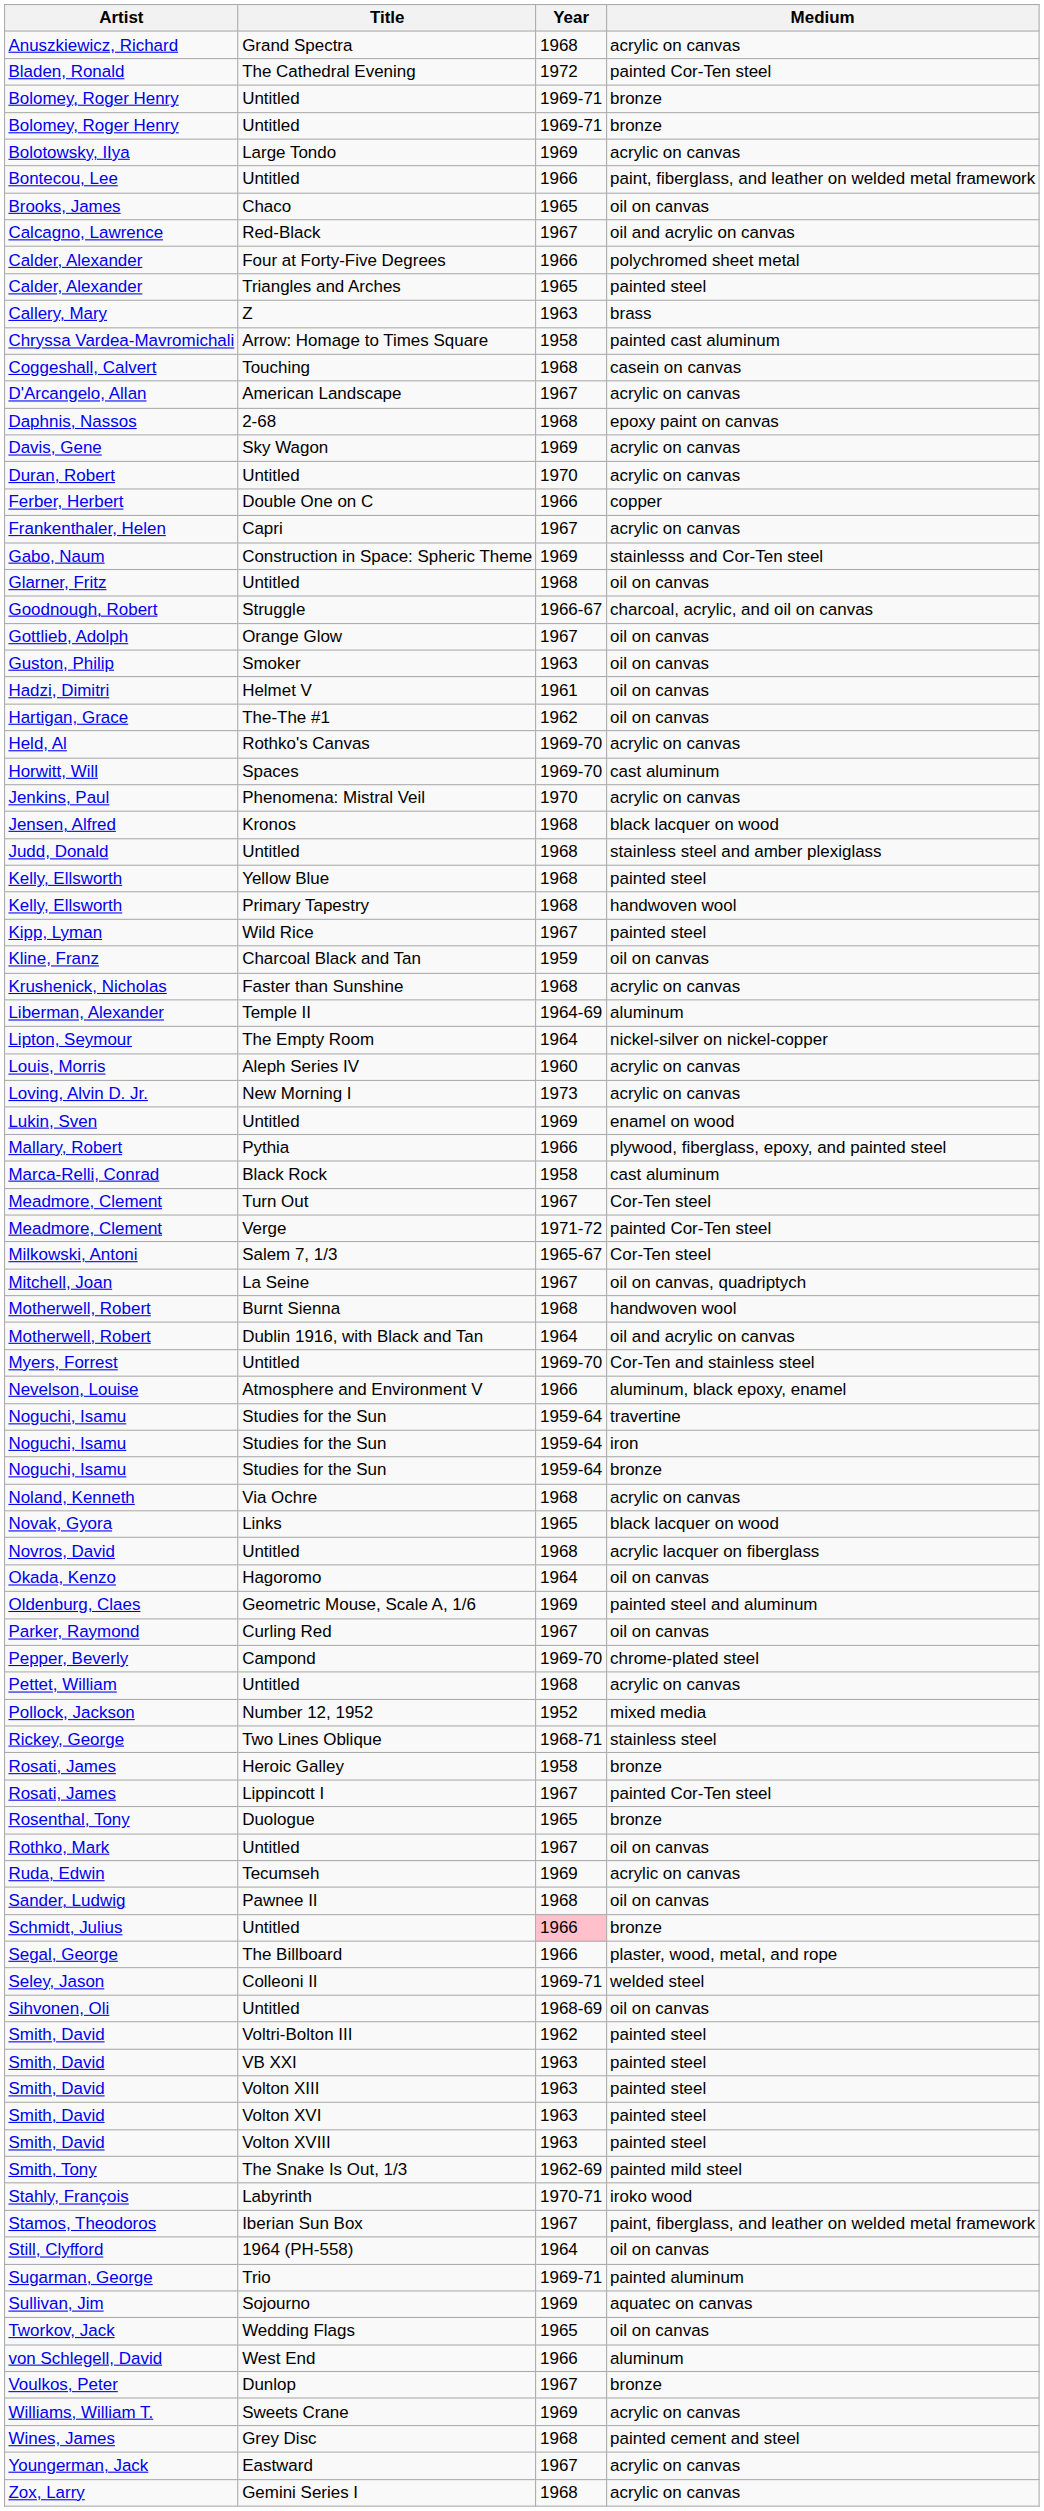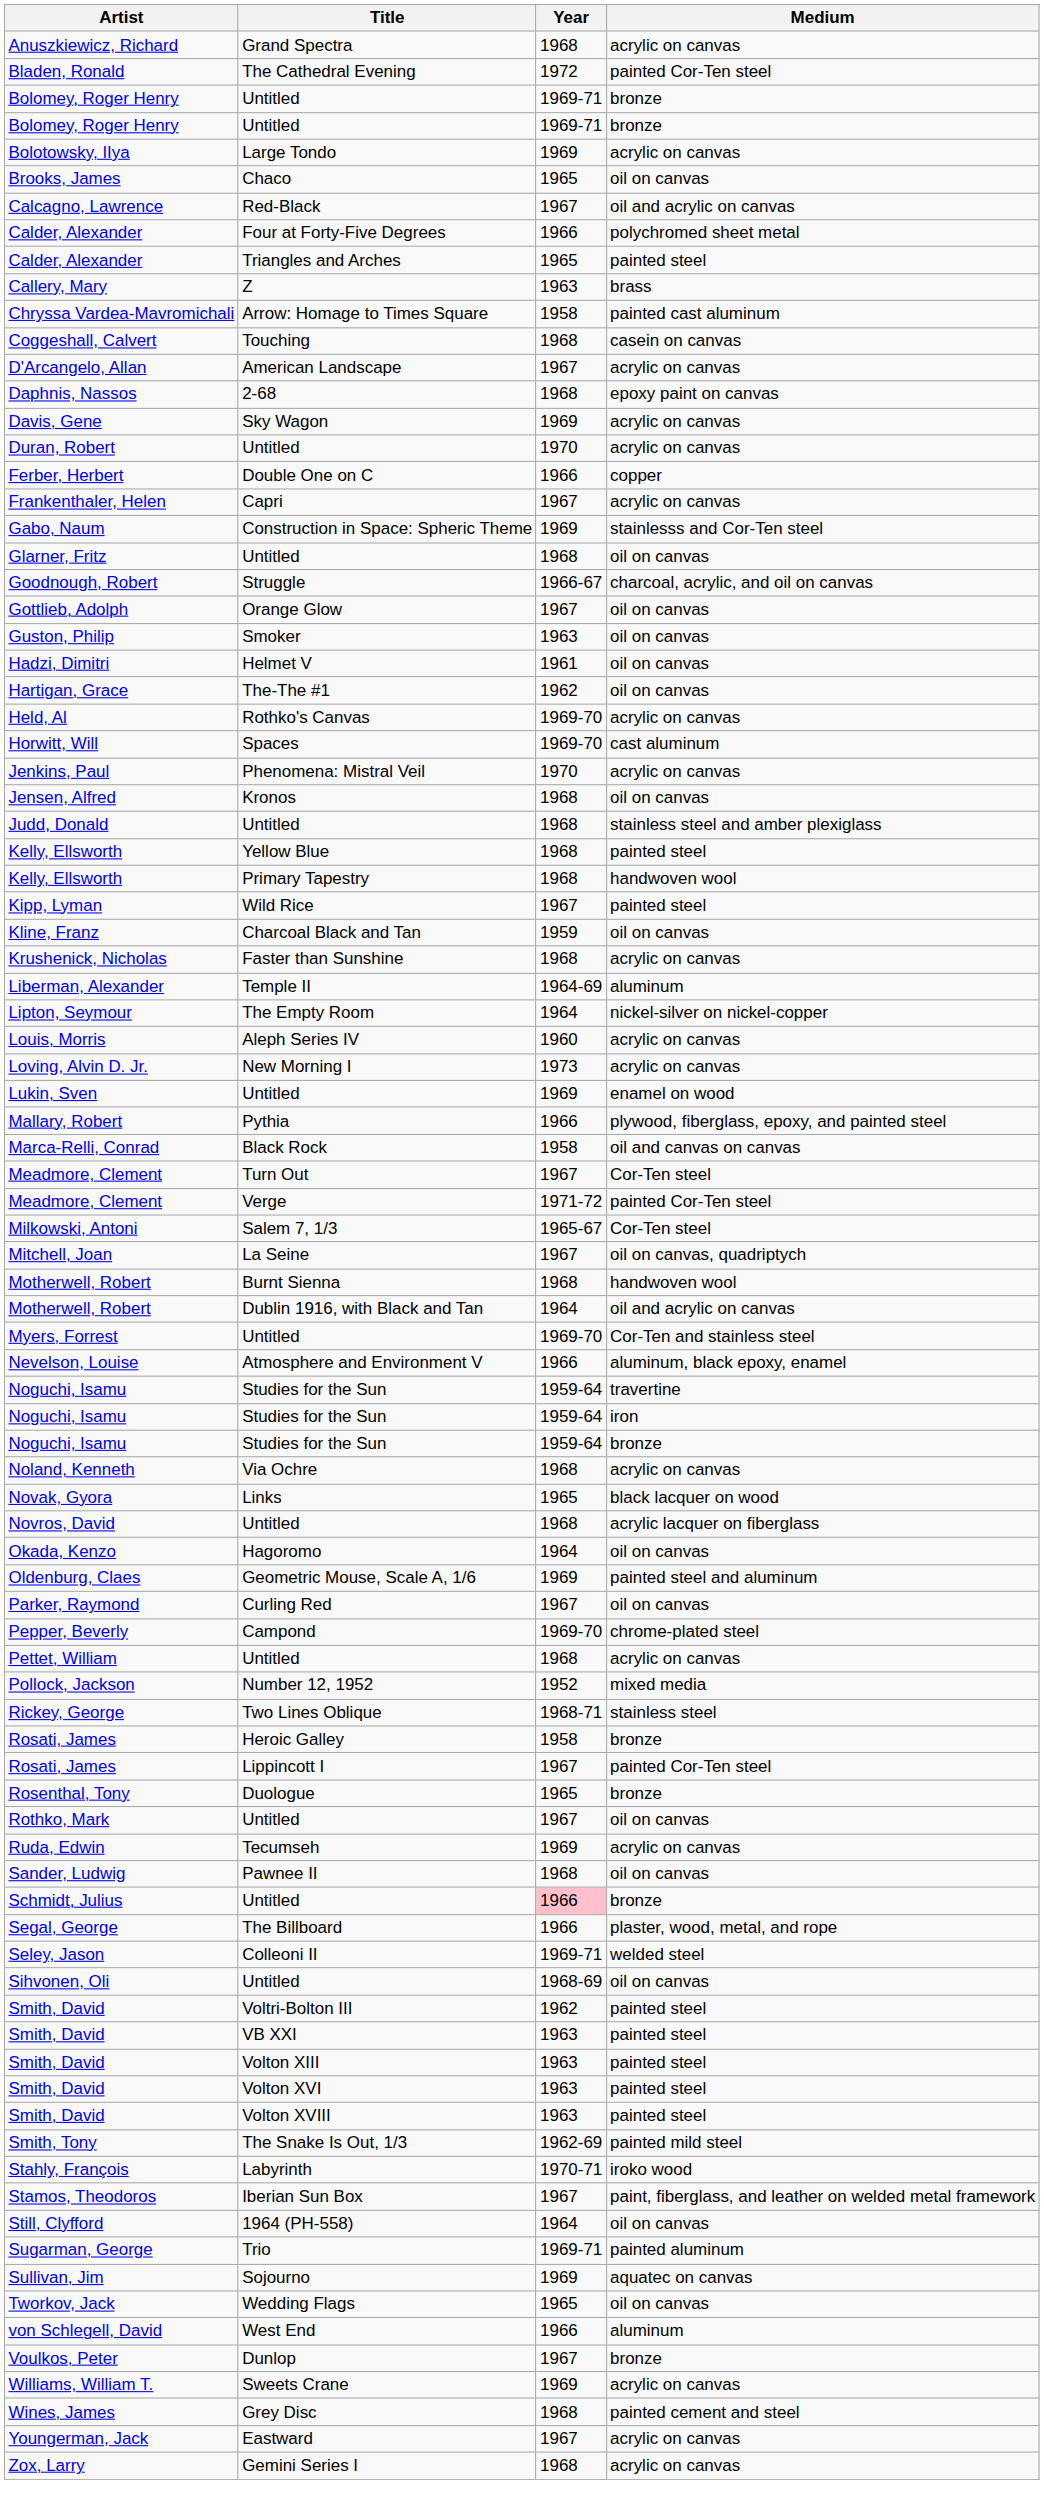- row: (63, 179)
(694, 824) black lacquer on wood -> (660, 797) oil on canvas
(665, 1174) cast aluminum -> (705, 1147) oil and canvas on canvas
